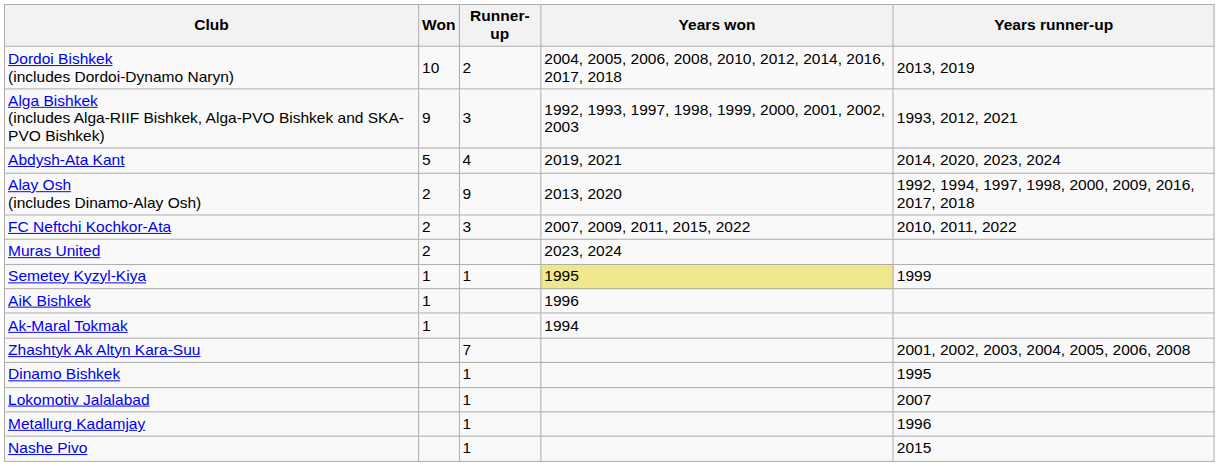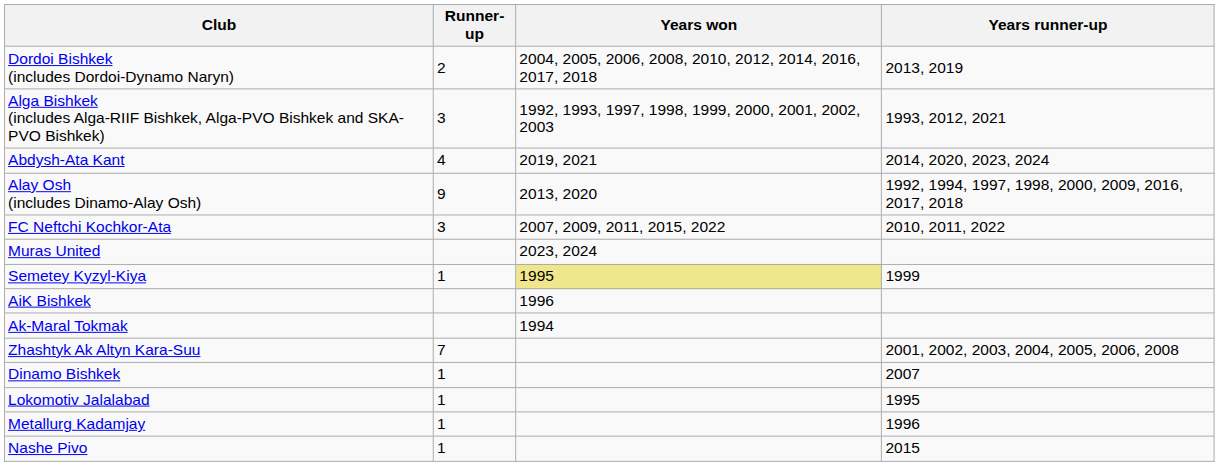- column: (439, 25)
(914, 374) 1995 -> (903, 374) 2007
(914, 399) 2007 -> (903, 399) 1995
